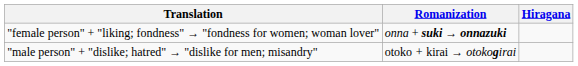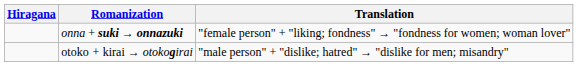columns swapped: (546, 14) <-> (193, 14)
